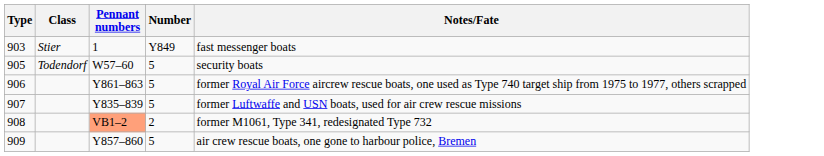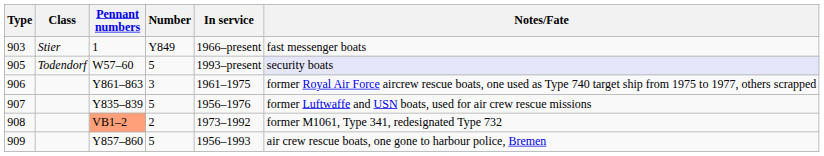+ column: (229, 20)
(230, 65) no background -> (300, 65) lavender background
(151, 84) 5 -> (151, 84) 3
